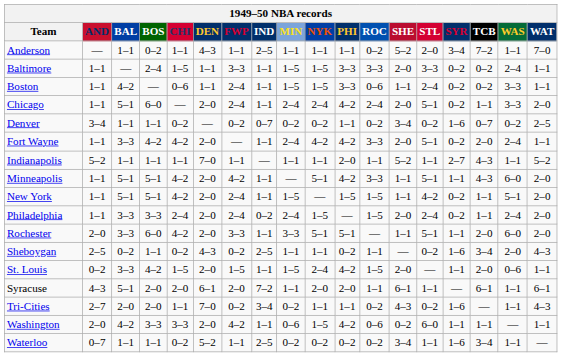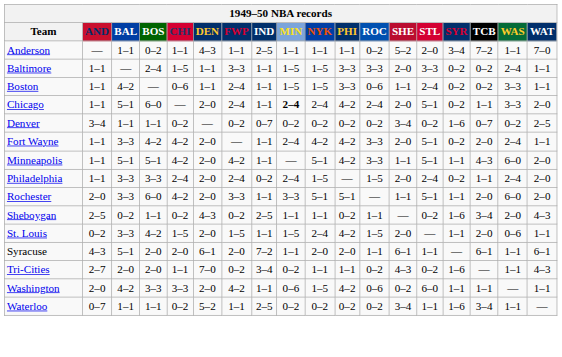(291, 105) normal -> (291, 105) bold
(347, 123) 1–1 -> (347, 123) 0–2
- row: (34, 160)
- row: (29, 196)
